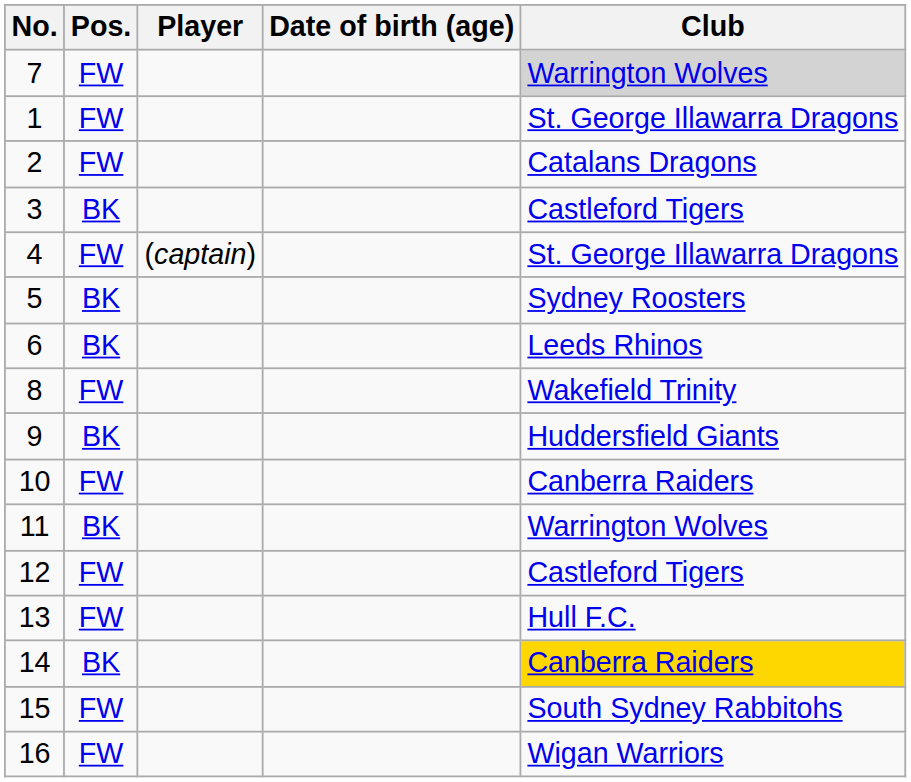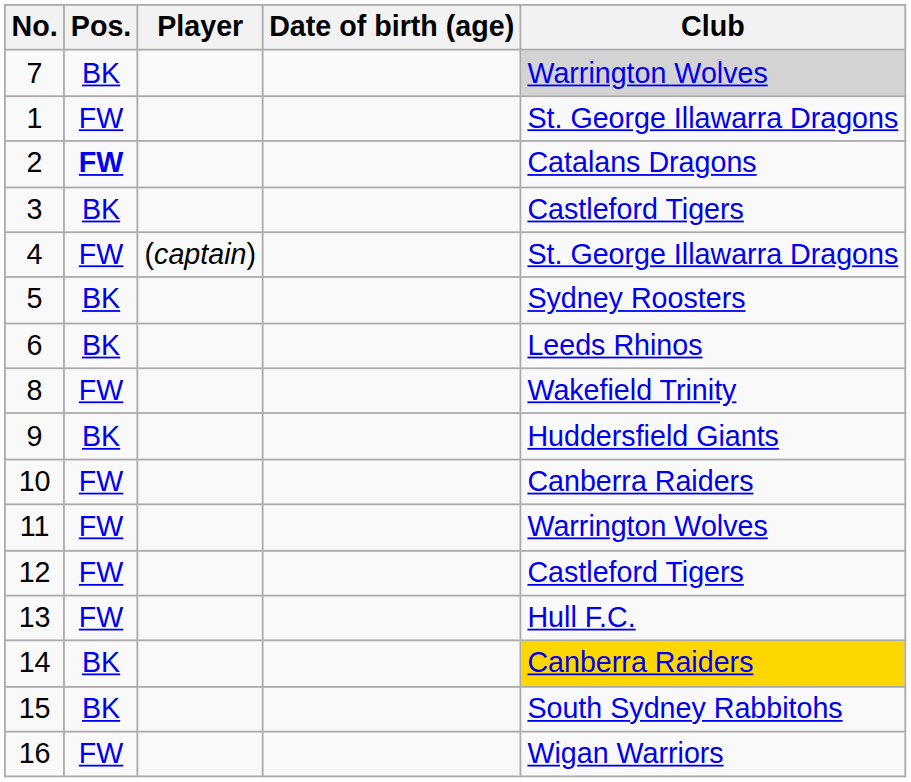(101, 72) FW -> (101, 72) BK
(101, 163) normal -> (101, 163) bold
(101, 526) BK -> (101, 526) FW
(101, 708) FW -> (101, 708) BK
